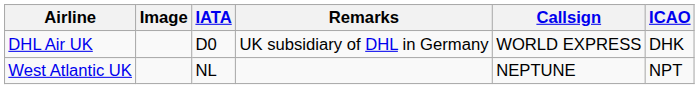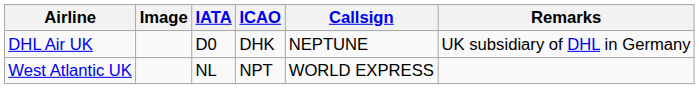columns swapped: (670, 17) <-> (364, 17)
(569, 44) WORLD EXPRESS -> (328, 44) NEPTUNE
(536, 70) NEPTUNE -> (361, 70) WORLD EXPRESS
